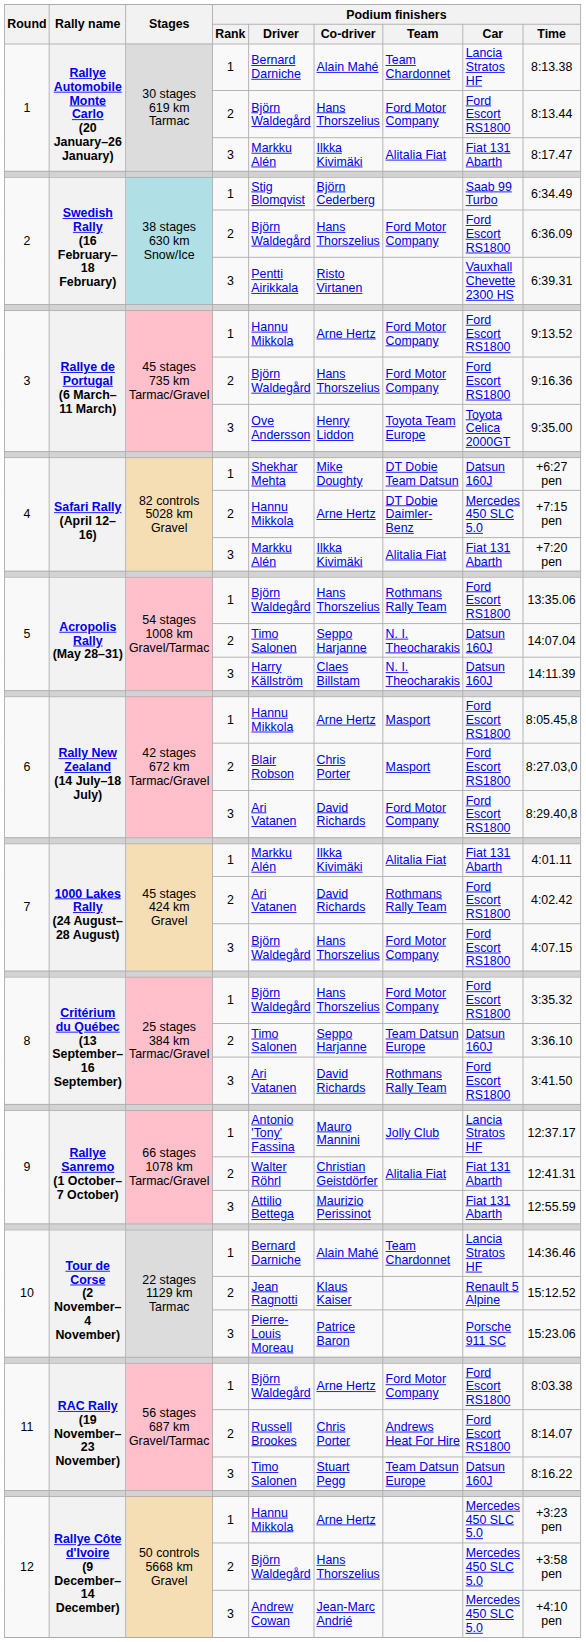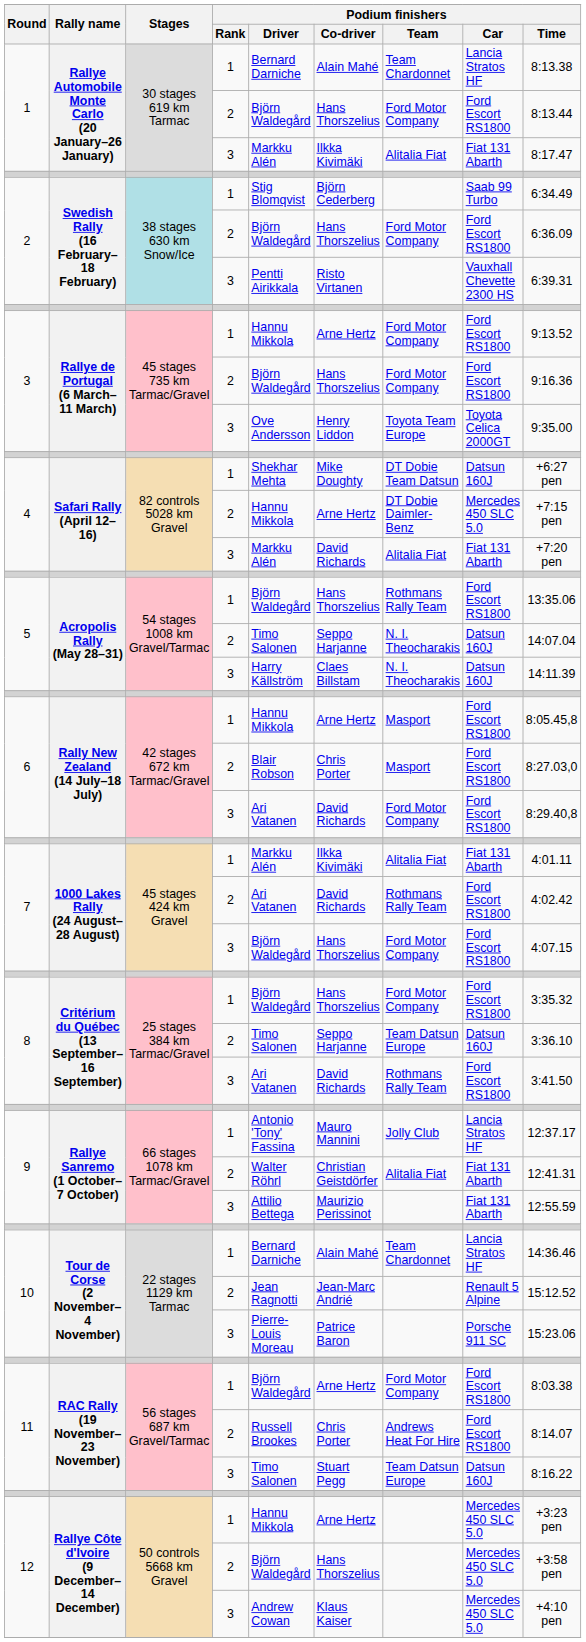(340, 555) Ilkka Kivimäki -> (341, 555) David Richards
(334, 1294) Klaus Kaiser -> (346, 1294) Jean-Marc Andrié
(346, 1614) Jean-Marc Andrié -> (334, 1614) Klaus Kaiser
